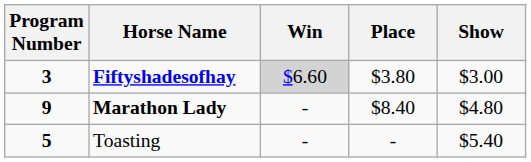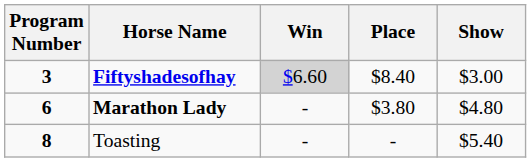(393, 76) $3.80 -> (393, 76) $8.40
(47, 108) 9 -> (47, 108) 6
(393, 108) $8.40 -> (393, 108) $3.80
(47, 141) 5 -> (47, 141) 8
